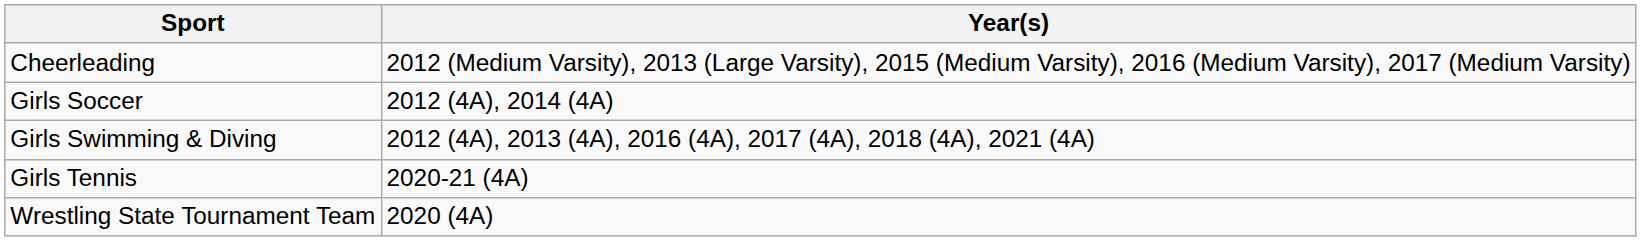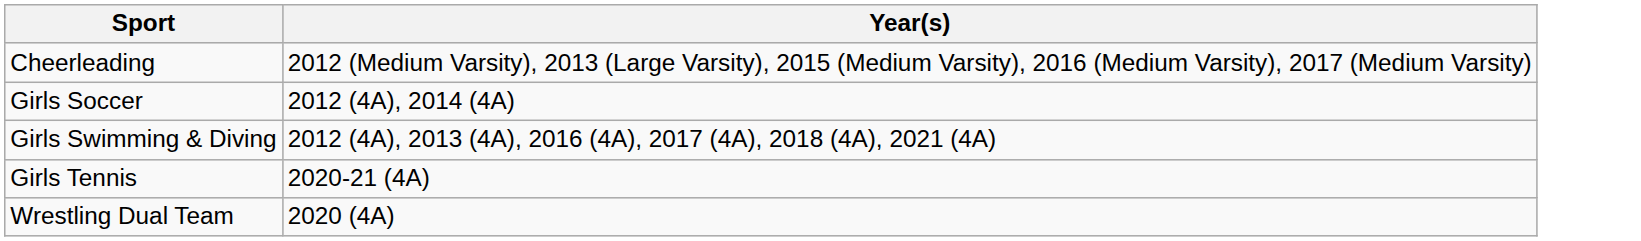+ row: (122, 216)
- row: (193, 216)
